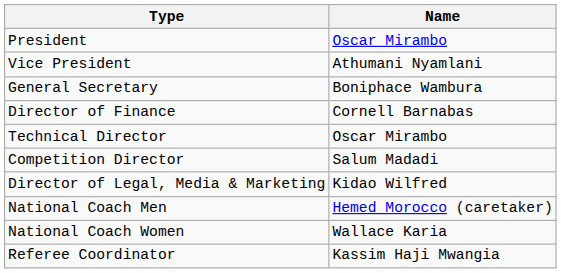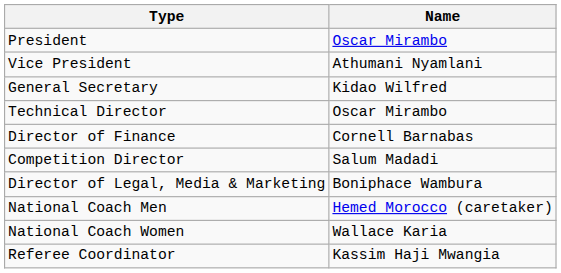(407, 88) Boniphace Wambura -> (390, 88) Kidao Wilfred
rows swapped: (92, 112) <-> (87, 136)
(390, 184) Kidao Wilfred -> (407, 184) Boniphace Wambura
